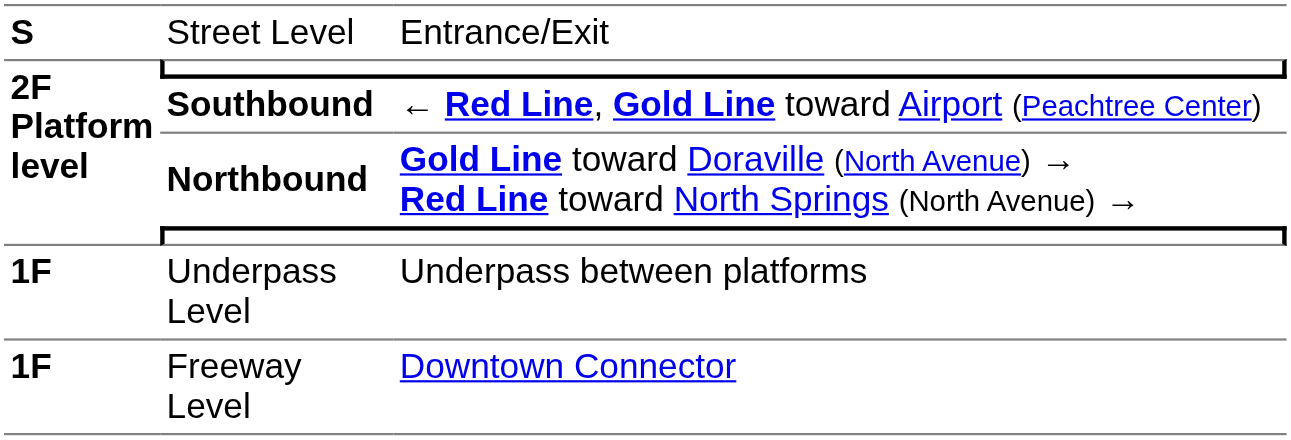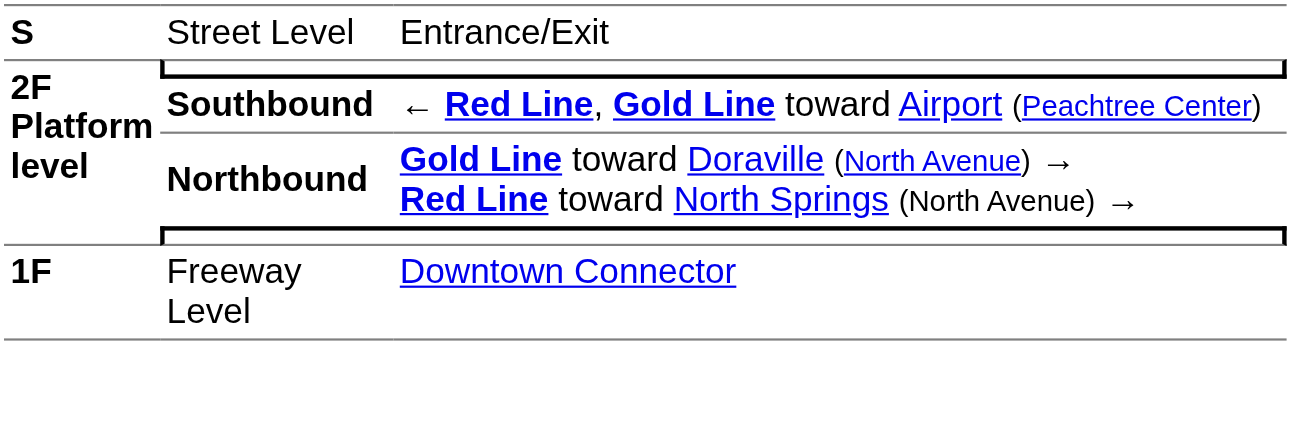- row: (252, 291)
